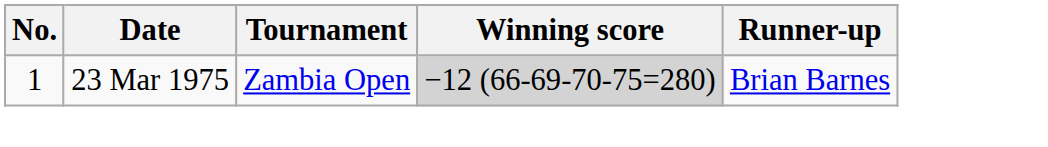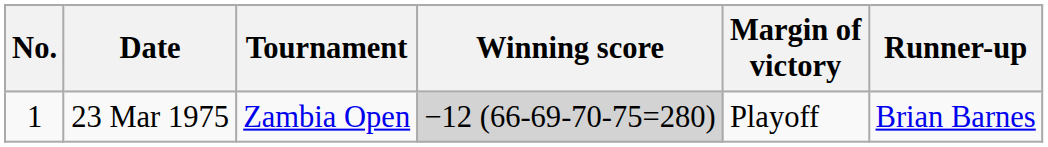+ column: (796, 47)
